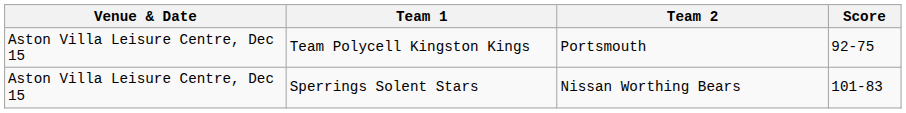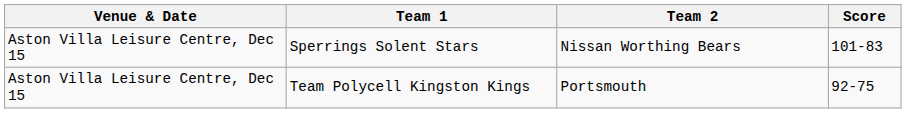rows swapped: (384, 88) <-> (410, 48)
